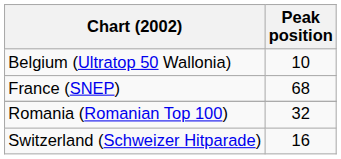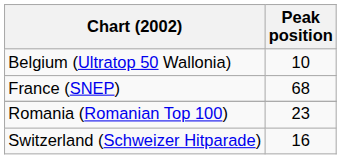(301, 114) 32 -> (301, 114) 23
